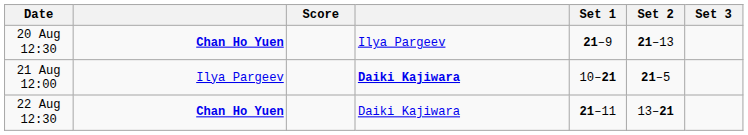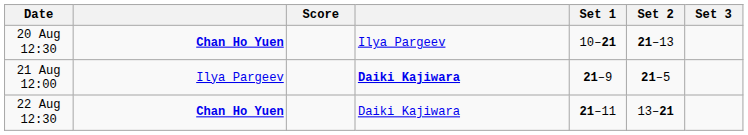(598, 42) 21–9 -> (598, 42) 10–21
(598, 77) 10–21 -> (598, 77) 21–9
